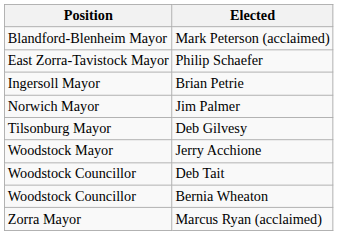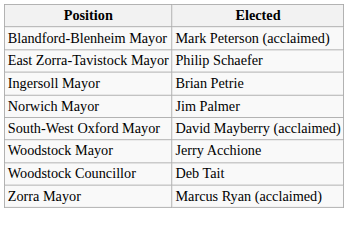+ row: (258, 128)
- row: (211, 128)
- row: (222, 196)
